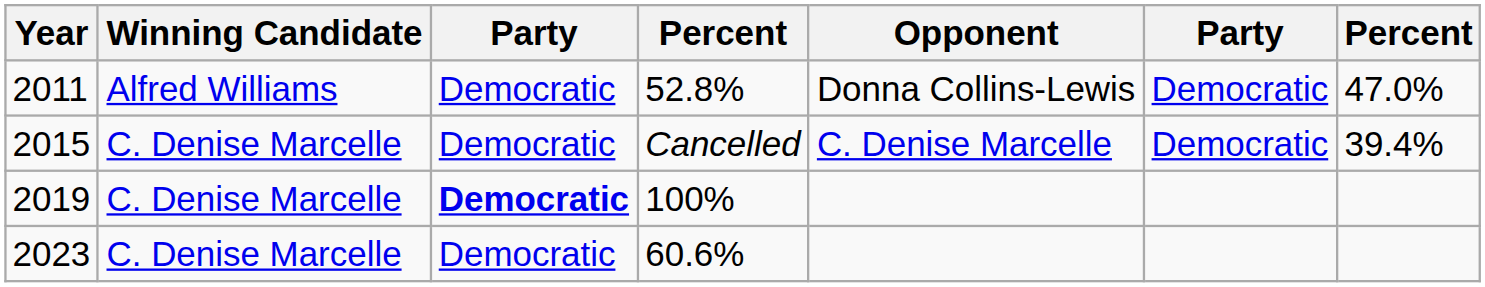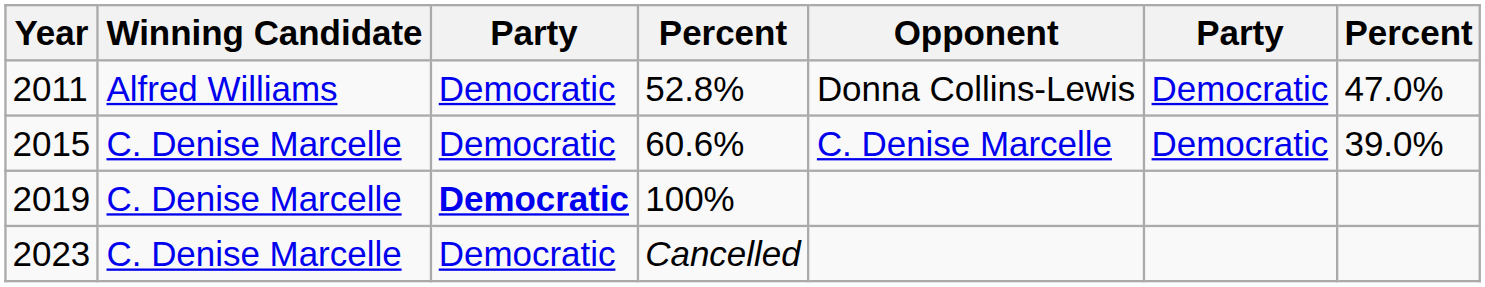(723, 144) Cancelled -> (695, 144) 60.6%
(1394, 144) 39.4% -> (1394, 144) 39.0%
(695, 254) 60.6% -> (723, 254) Cancelled
